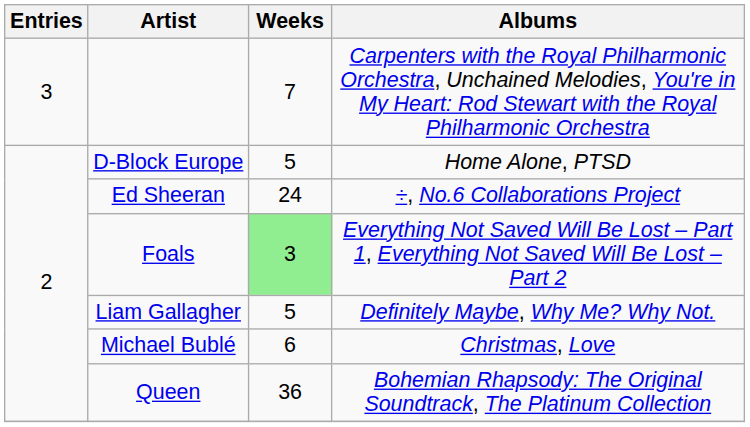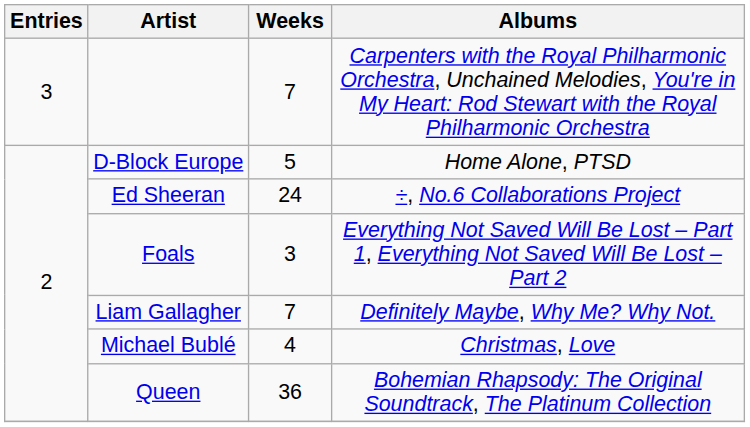(290, 253) lightgreen background -> (290, 253) no background
(290, 312) 5 -> (290, 312) 7
(290, 346) 6 -> (290, 346) 4
